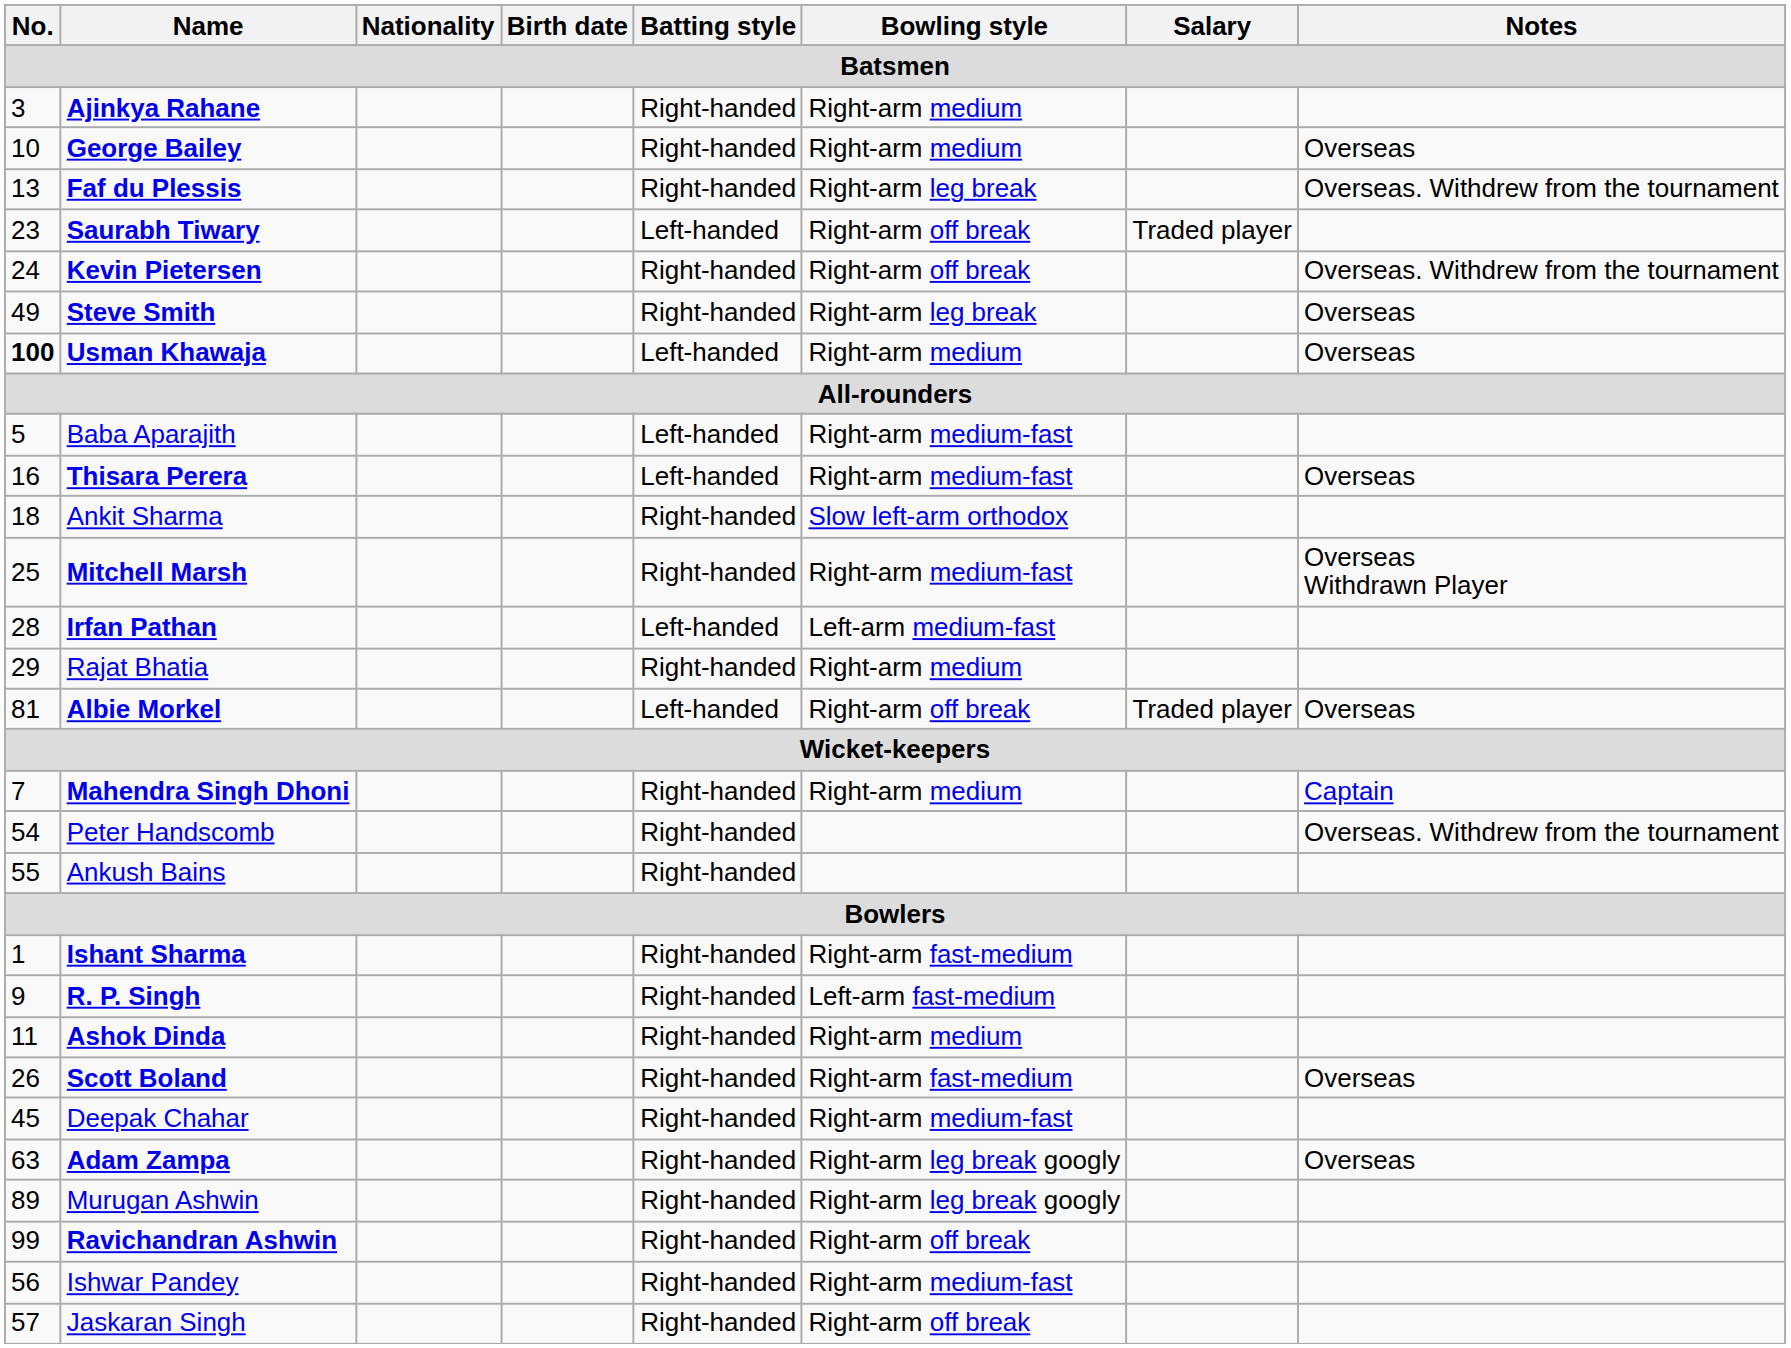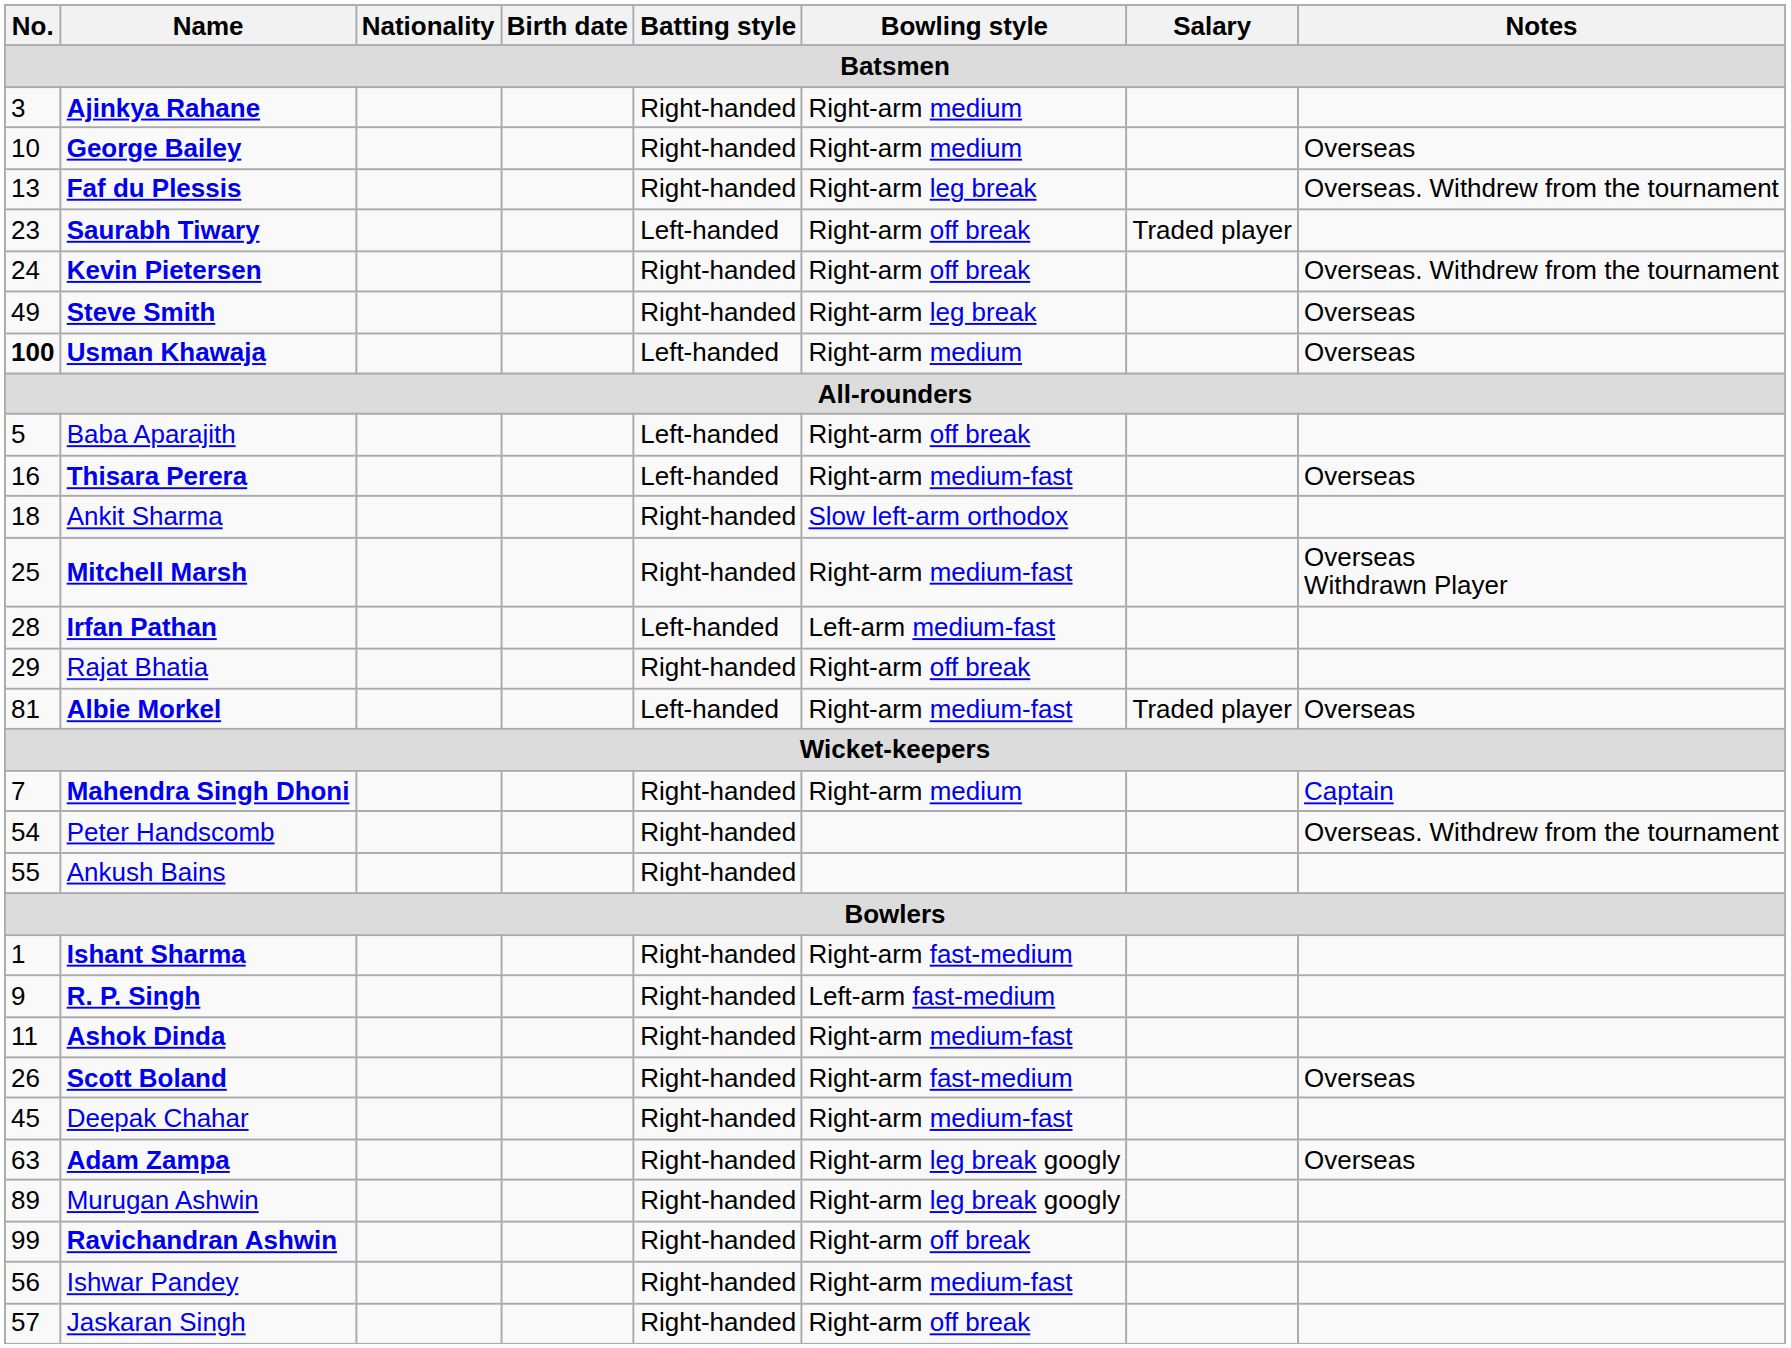(941, 434) Right-arm medium-fast -> (919, 434) Right-arm off break
(915, 668) Right-arm medium -> (919, 668) Right-arm off break
(919, 709) Right-arm off break -> (941, 709) Right-arm medium-fast
(915, 1036) Right-arm medium -> (941, 1036) Right-arm medium-fast
